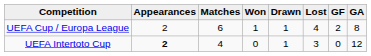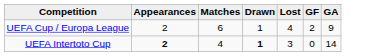- column: (255, 12)
(357, 28) 8 -> (331, 28) 9
(286, 43) normal -> (260, 43) bold
(357, 43) 12 -> (331, 43) 14
